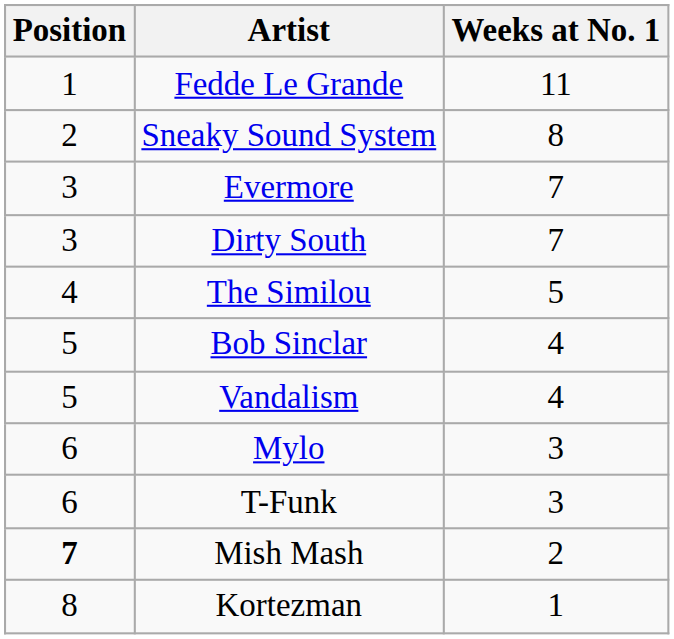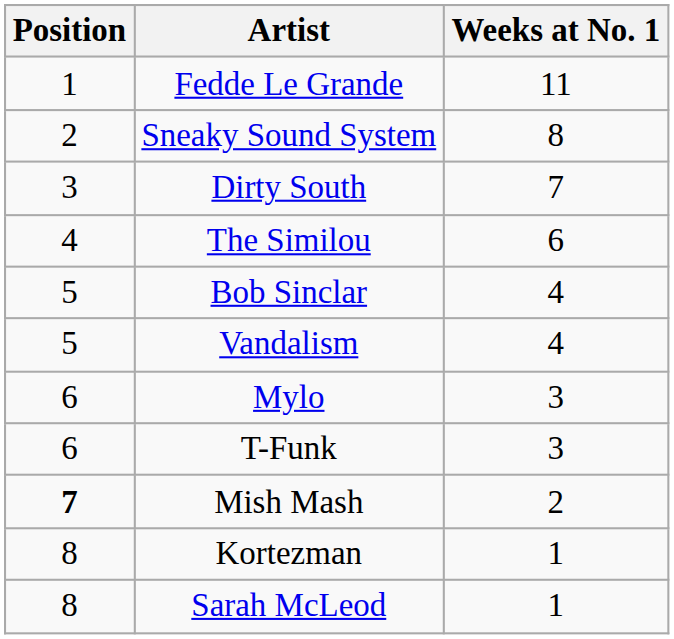- row: (289, 187)
(556, 291) 5 -> (556, 239) 6
+ row: (289, 605)
